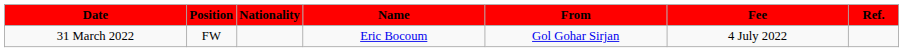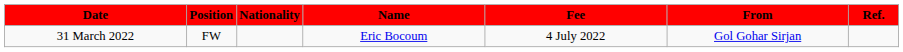columns swapped: (576, 15) <-> (758, 15)
